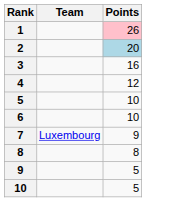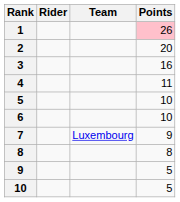+ column: (53, 13)
(133, 48) lightblue background -> (166, 48) no background
(133, 83) 12 -> (167, 83) 11
